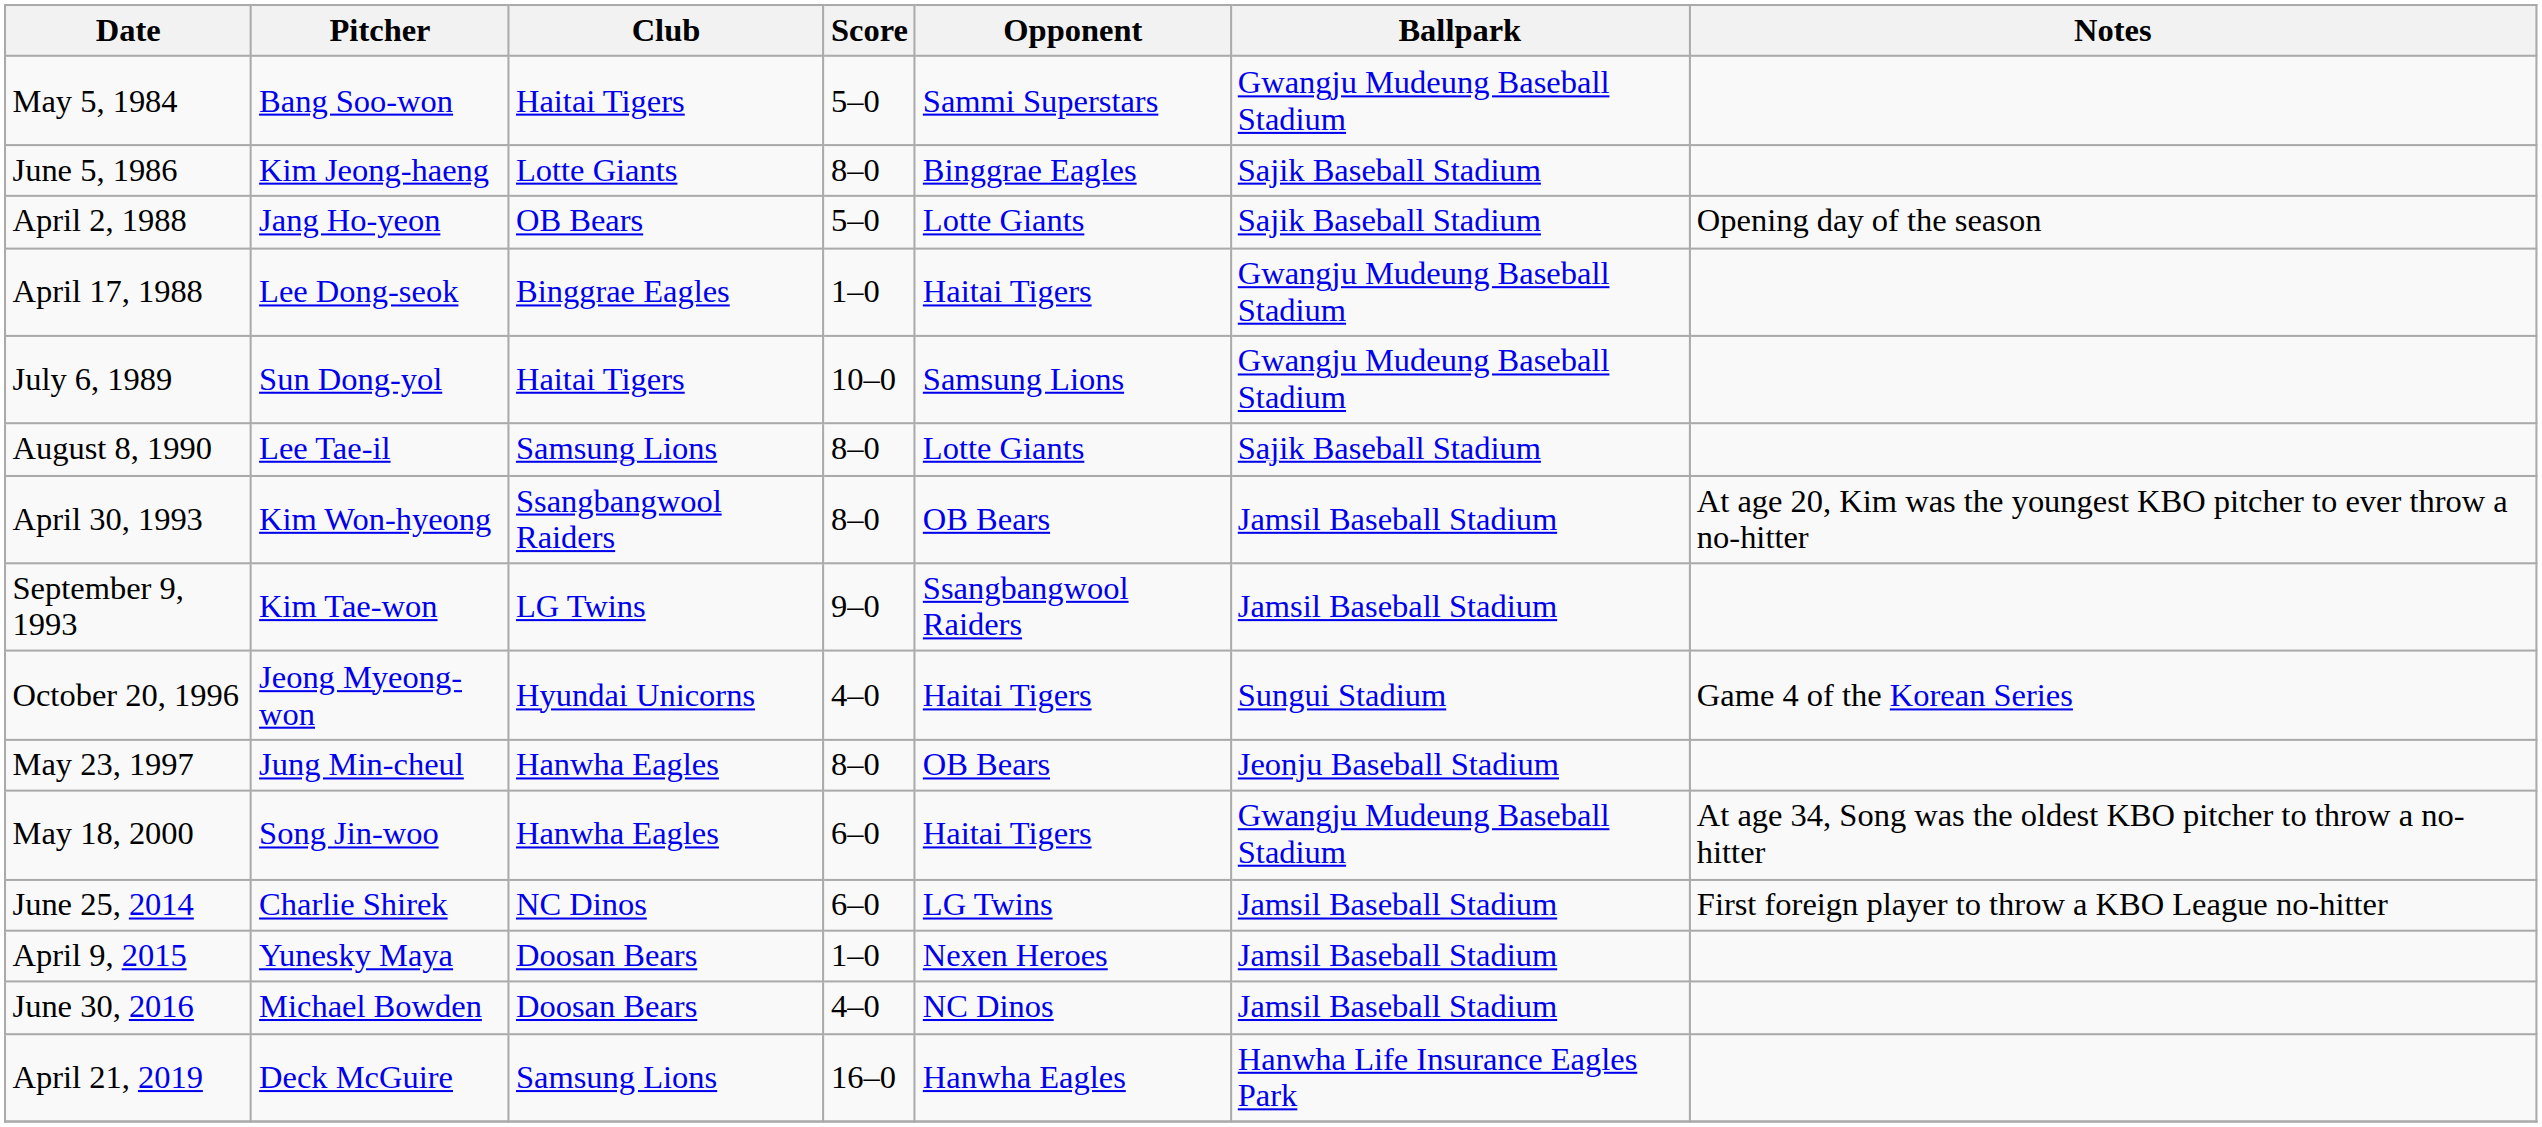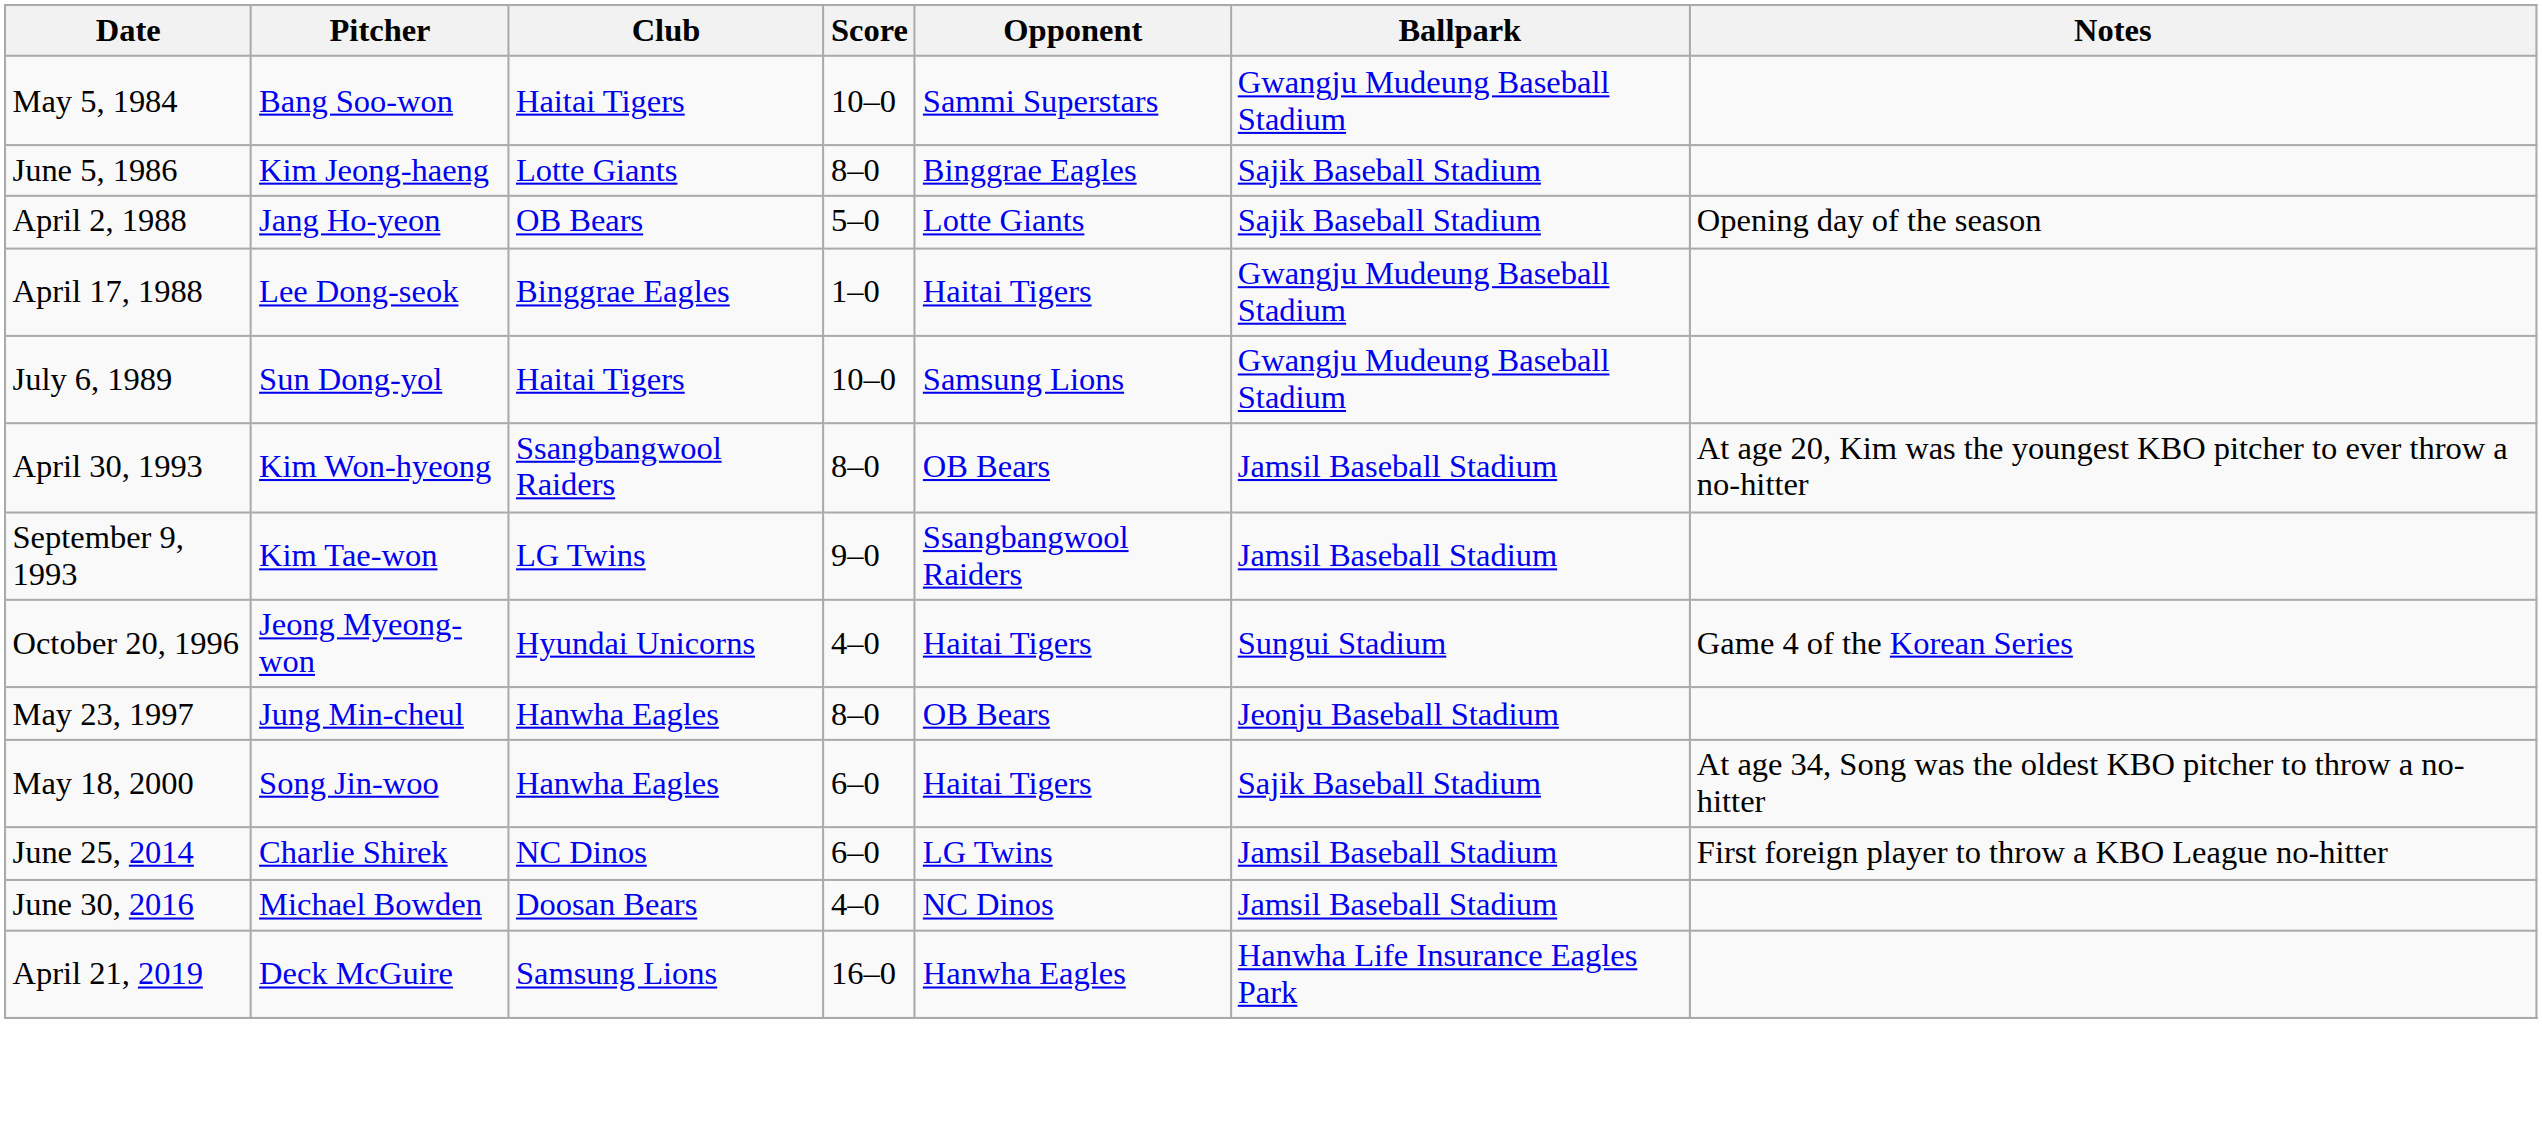(855, 100) 5–0 -> (863, 100) 10–0
- row: (112, 448)
(1424, 834) Gwangju Mudeung Baseball Stadium -> (1389, 782) Sajik Baseball Stadium
- row: (100, 955)
